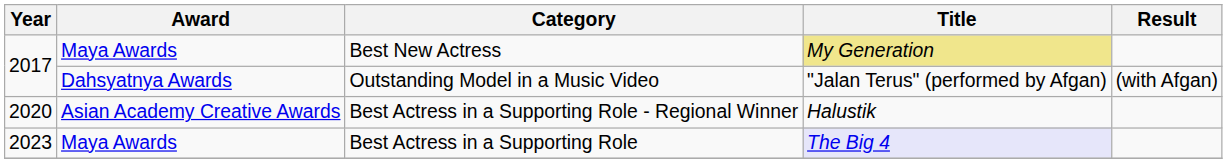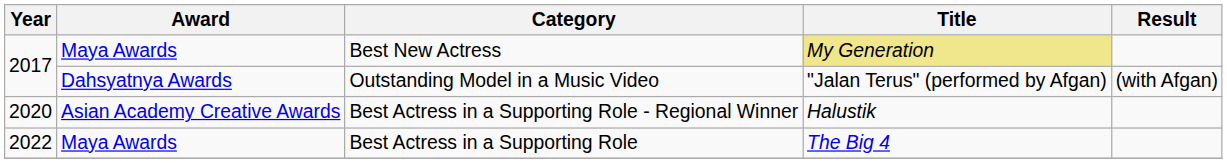(31, 142) 2023 -> (31, 142) 2022
(849, 142) lavender background -> (849, 142) no background
